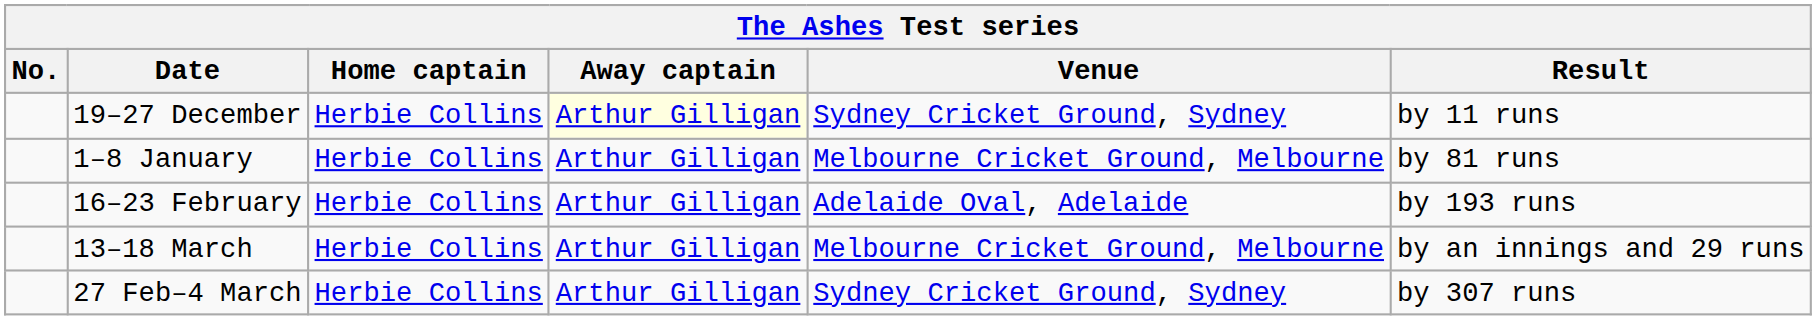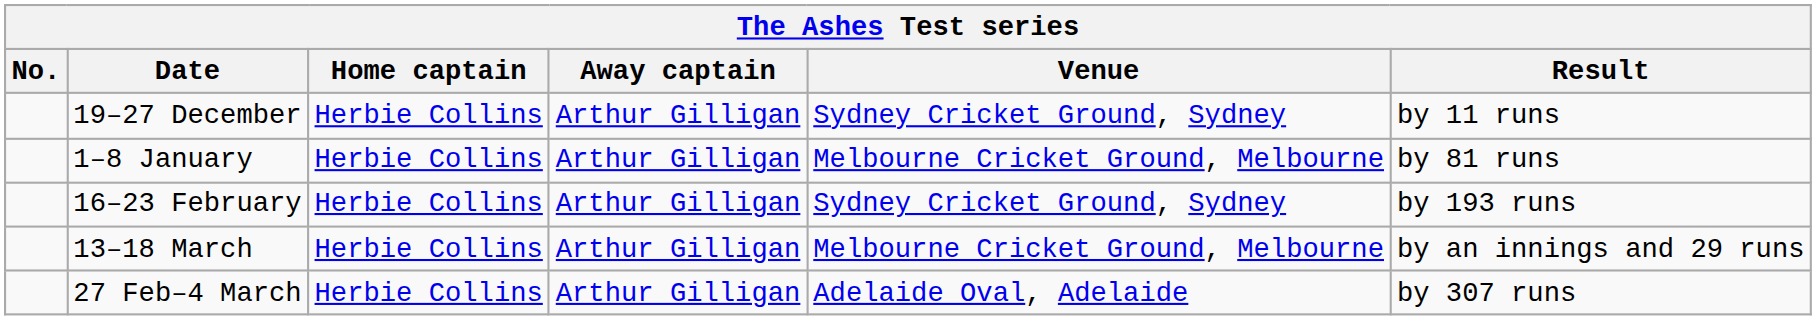(678, 116) lightyellow background -> (678, 116) no background
(1001, 204) Adelaide Oval, Adelaide -> (1050, 204) Sydney Cricket Ground, Sydney
(1050, 293) Sydney Cricket Ground, Sydney -> (1001, 293) Adelaide Oval, Adelaide
